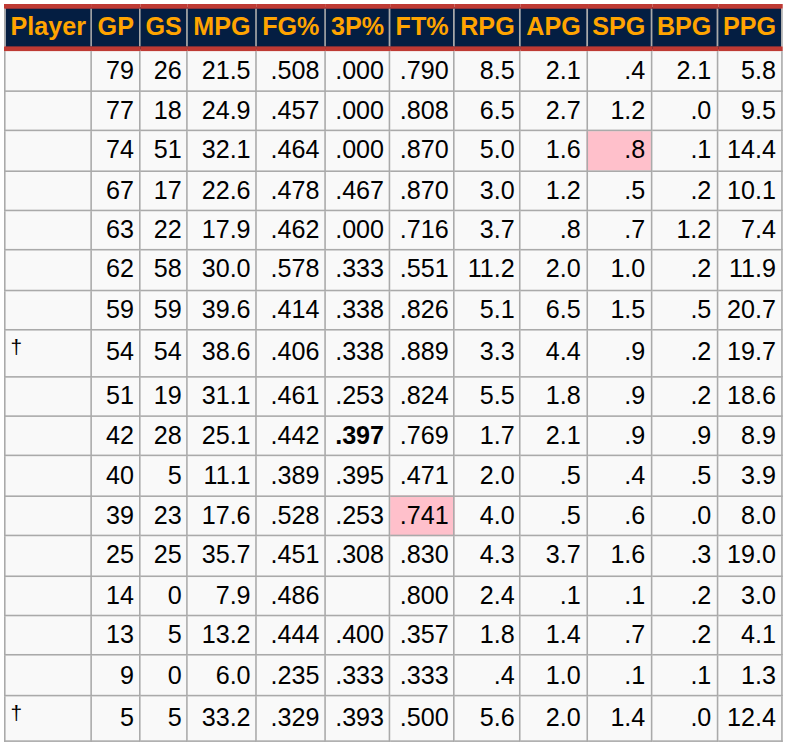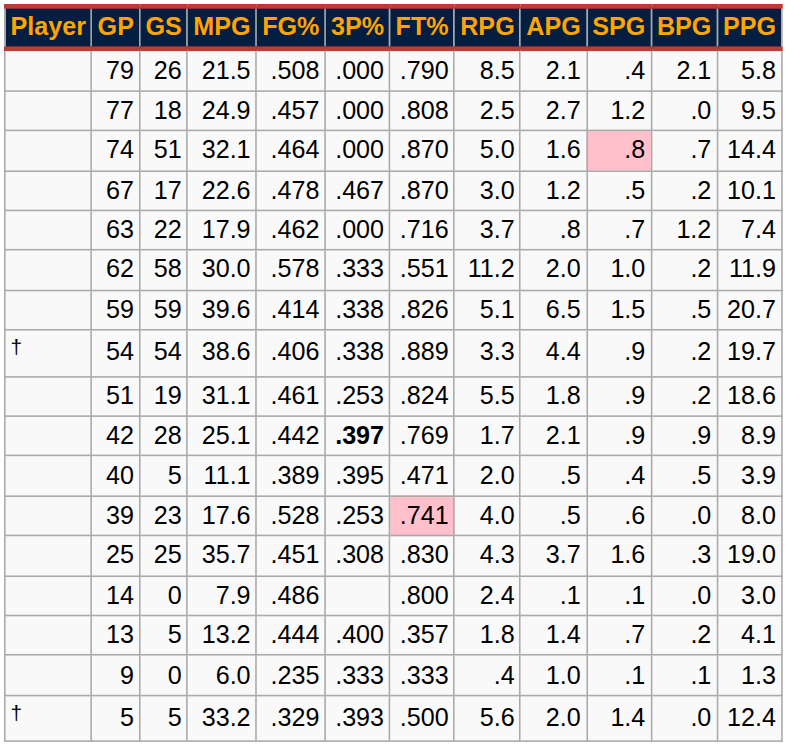(497, 110) 6.5 -> (497, 110) 2.5
(701, 150) .1 -> (701, 150) .7
(701, 595) .2 -> (701, 595) .0
